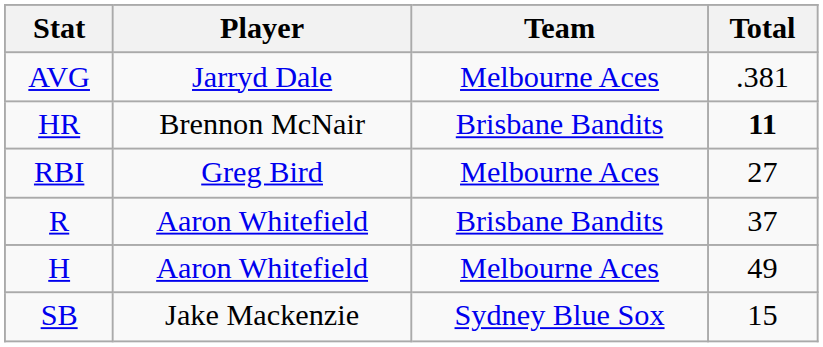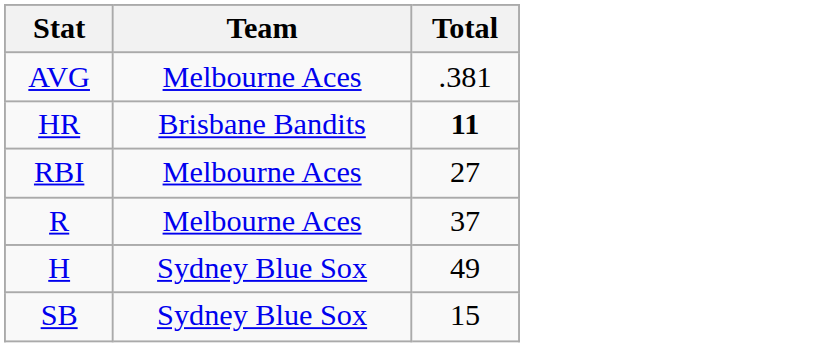- column: (262, 28)
(560, 220) Brisbane Bandits -> (262, 220) Melbourne Aces
(560, 268) Melbourne Aces -> (262, 268) Sydney Blue Sox
